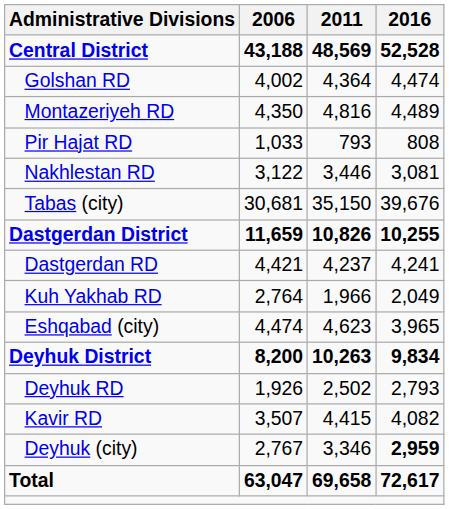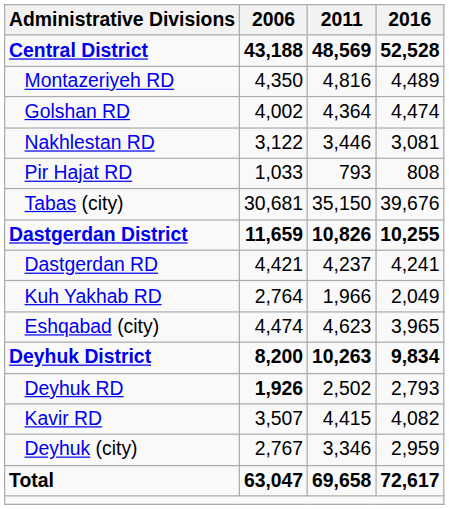rows swapped: (77, 81) <-> (99, 111)
rows swapped: (90, 173) <-> (78, 142)
(279, 388) normal -> (279, 388) bold
(415, 449) bold -> (415, 449) normal
